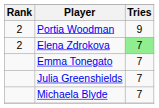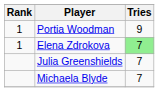(19, 29) 2 -> (19, 29) 1
(19, 45) 2 -> (19, 45) 1
- row: (75, 62)
